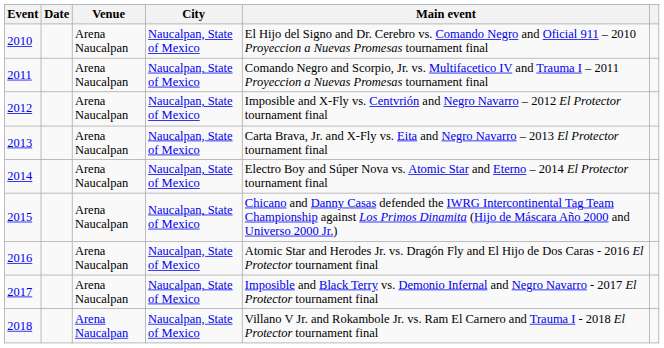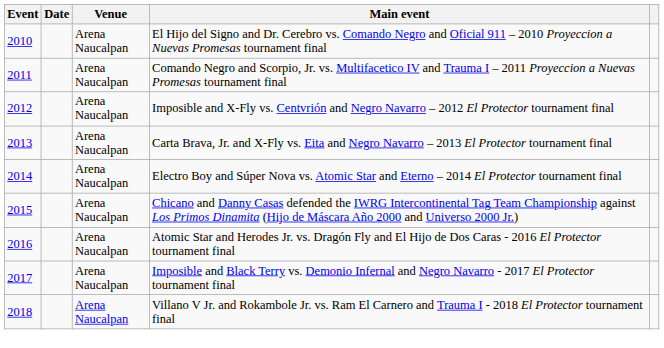- column: (194, 14)
